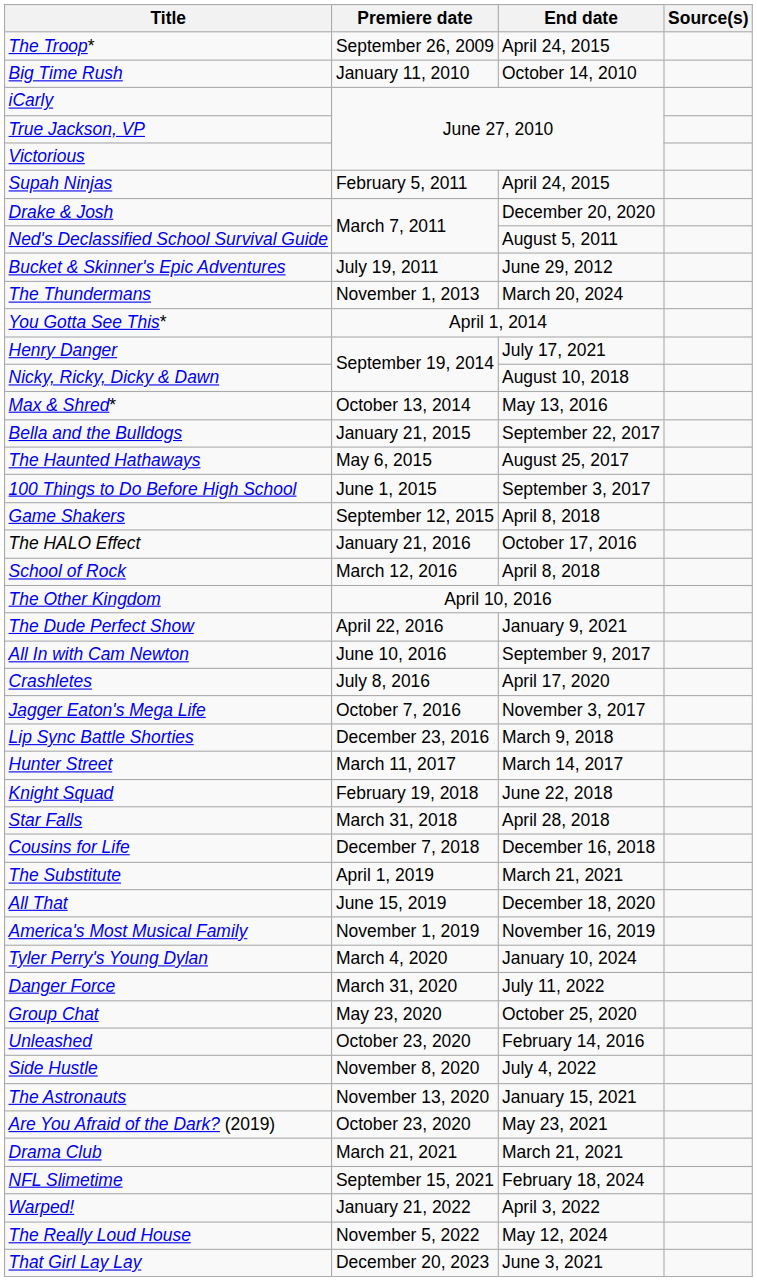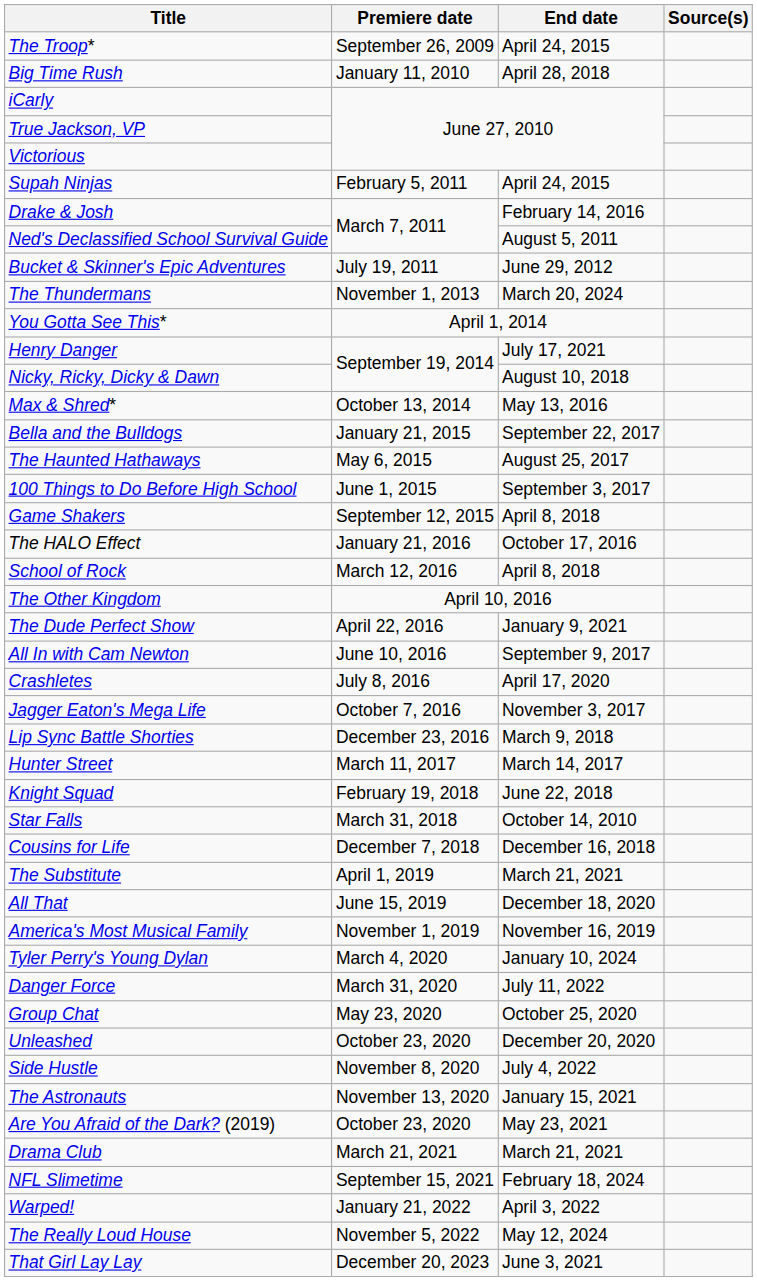(569, 73) October 14, 2010 -> (556, 73) April 28, 2018
(579, 211) December 20, 2020 -> (573, 211) February 14, 2016
(556, 820) April 28, 2018 -> (569, 820) October 14, 2010
(573, 1041) February 14, 2016 -> (579, 1041) December 20, 2020
